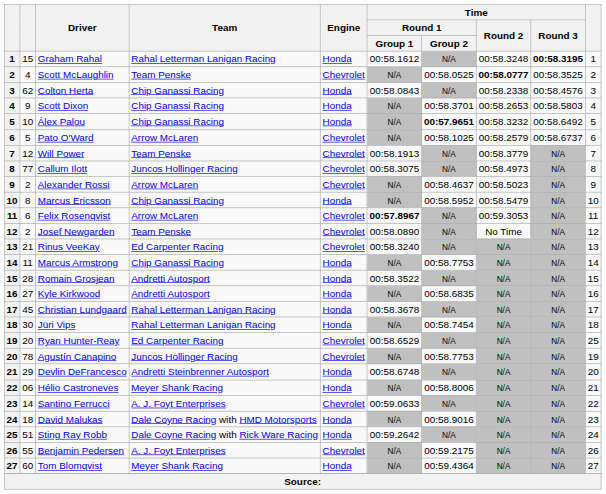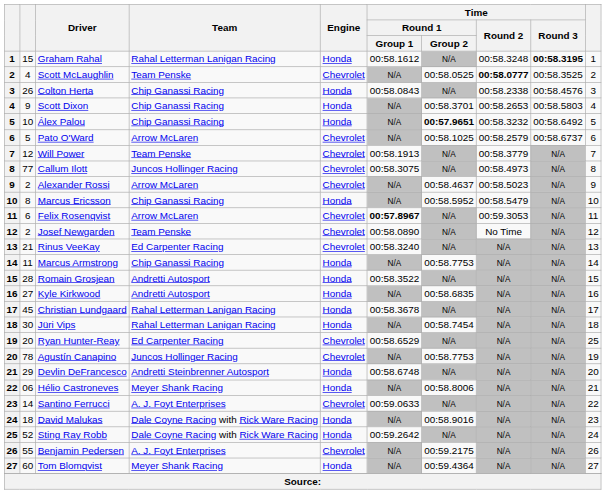(28, 91) 62 -> (28, 91) 26
(224, 419) Dale Coyne Racing with HMD Motorsports -> (225, 419) Dale Coyne Racing with Rick Ware Racing
(28, 435) 51 -> (28, 435) 52
